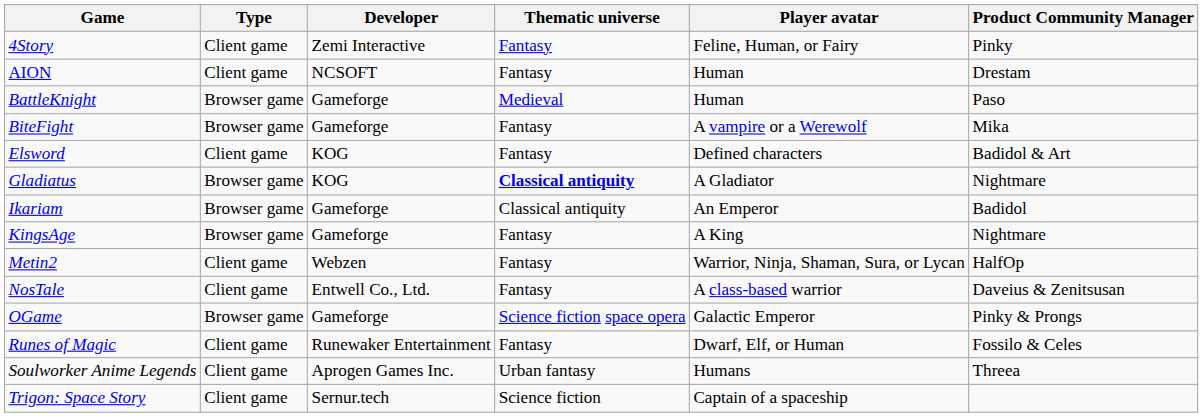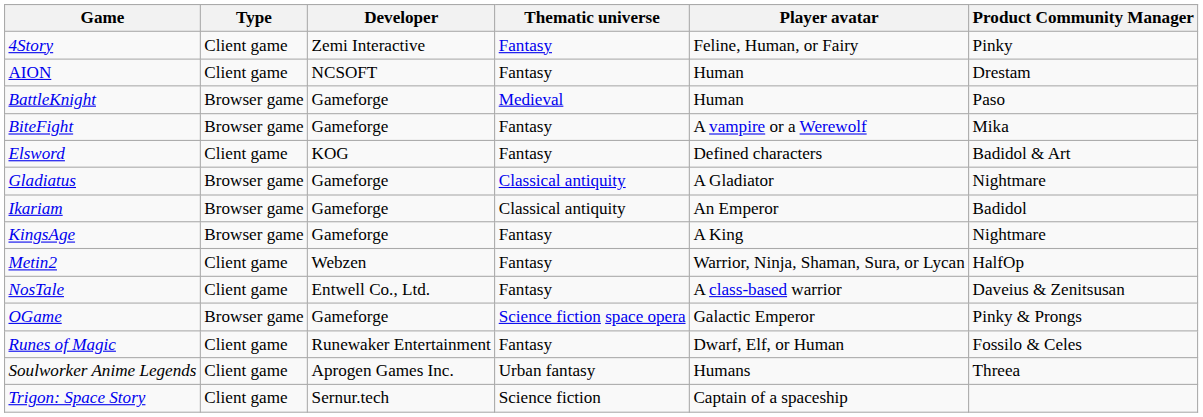(330, 180) KOG -> (350, 180) Gameforge
(567, 180) bold -> (562, 180) normal
